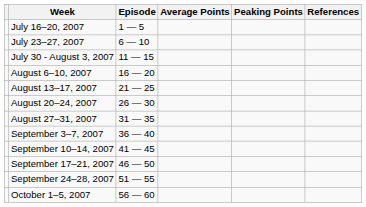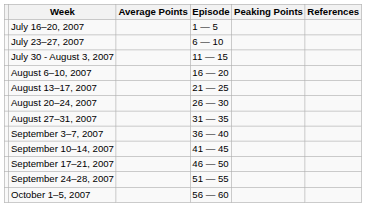columns swapped: (137, 12) <-> (195, 12)
